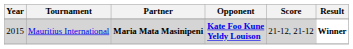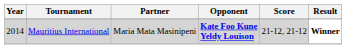(15, 31) 2015 -> (15, 31) 2014
(158, 31) bold -> (155, 31) normal
